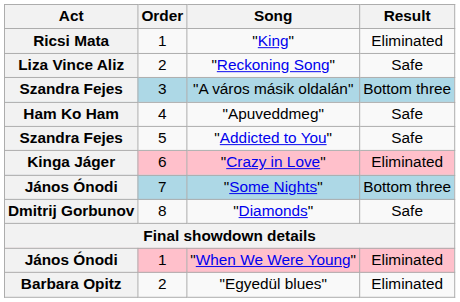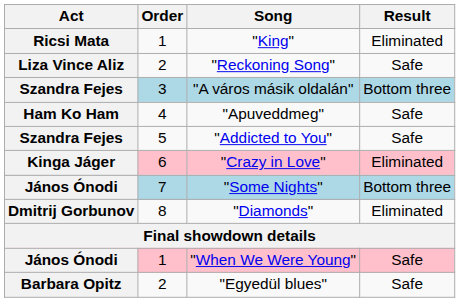(407, 211) Safe -> (407, 211) Eliminated
(407, 260) Eliminated -> (407, 260) Safe
(407, 284) Eliminated -> (407, 284) Safe
